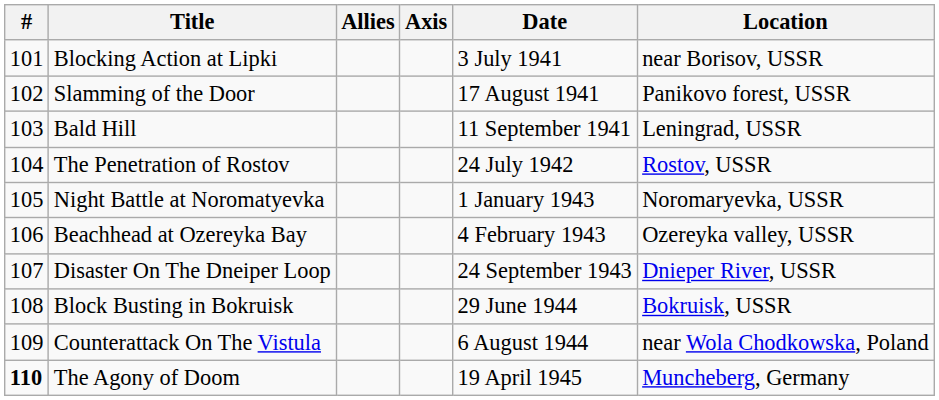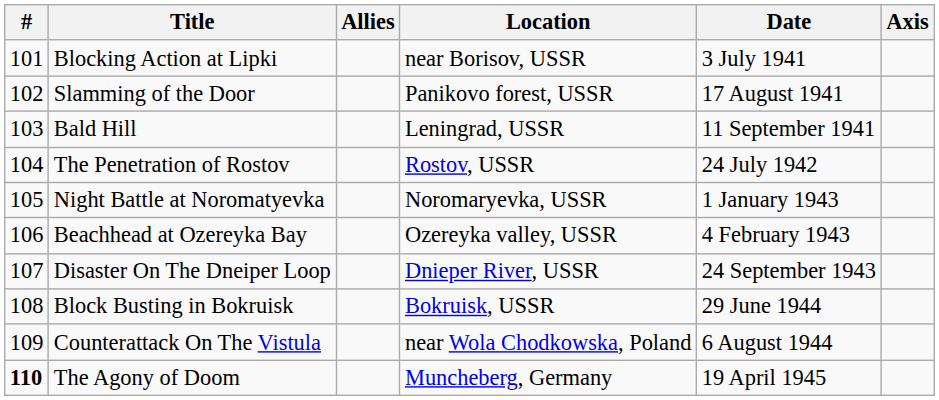columns swapped: (426, 22) <-> (785, 22)
